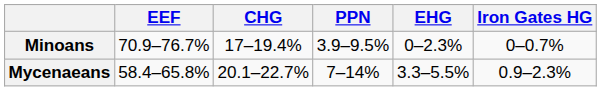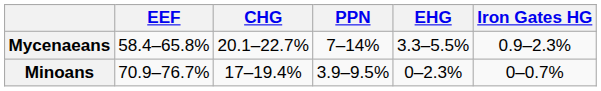rows swapped: (59, 72) <-> (59, 45)
